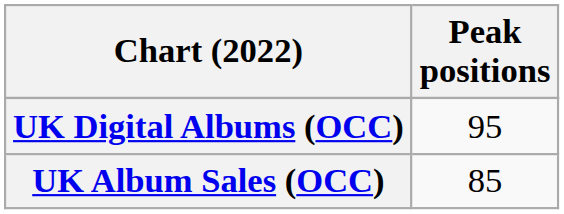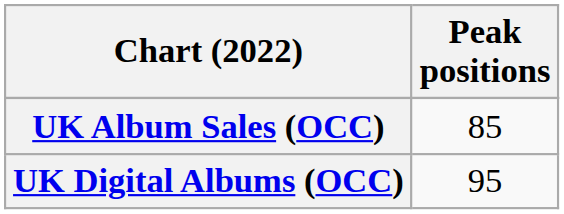rows swapped: (208, 180) <-> (208, 125)
